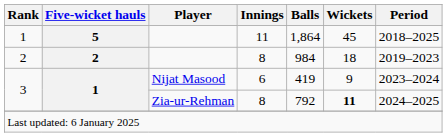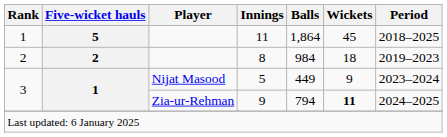(262, 79) 6 -> (262, 79) 5
(305, 79) 419 -> (305, 79) 449
(262, 100) 8 -> (262, 100) 9
(305, 100) 792 -> (305, 100) 794
